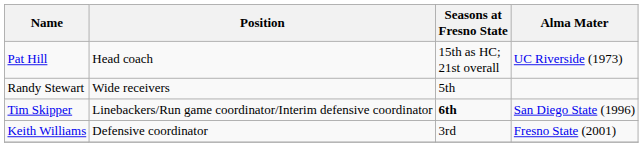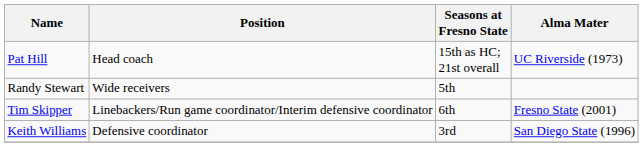(448, 110) bold -> (447, 110) normal
(574, 110) San Diego State (1996) -> (565, 110) Fresno State (2001)
(565, 131) Fresno State (2001) -> (574, 131) San Diego State (1996)
